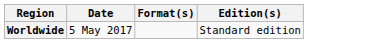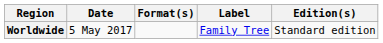+ column: (234, 13)
